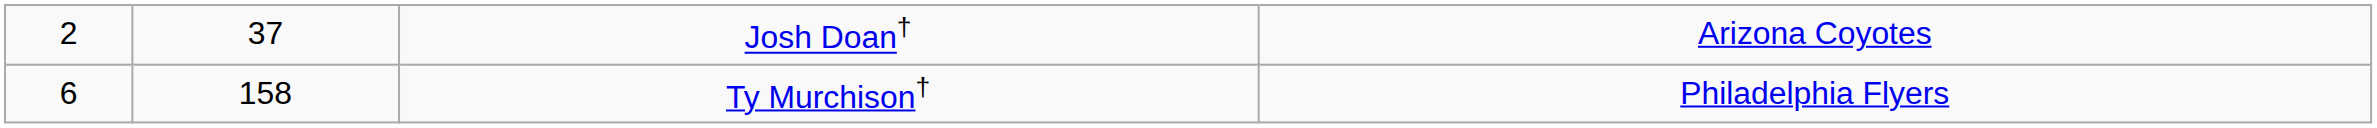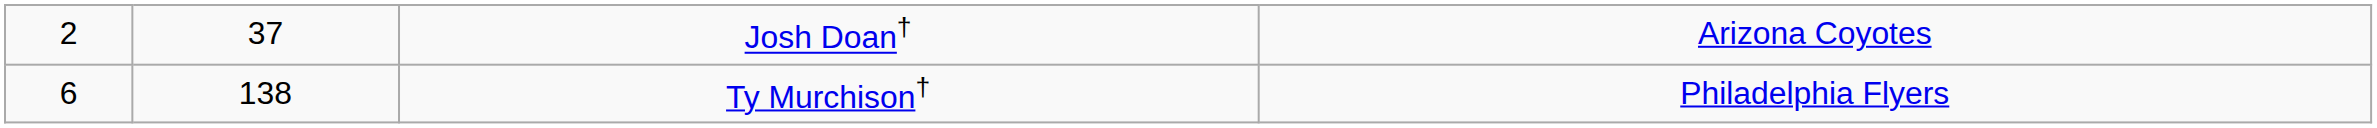(265, 93) 158 -> (265, 93) 138
